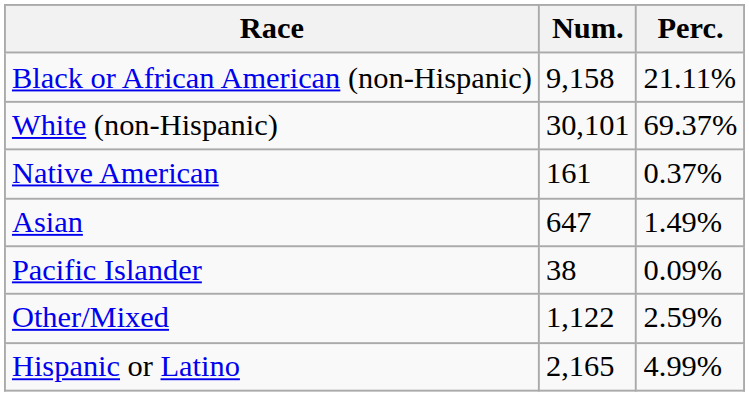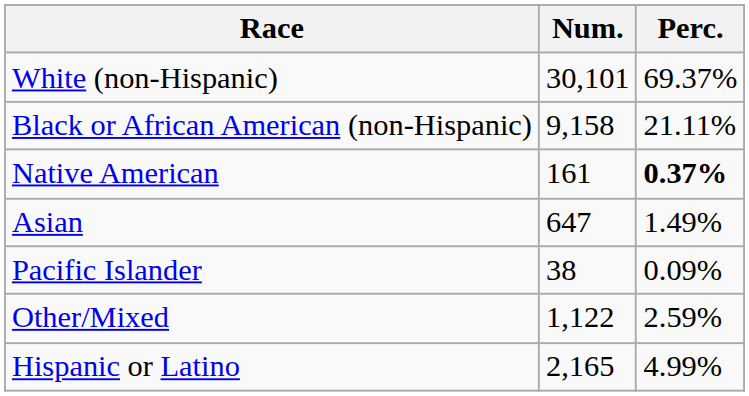rows swapped: (145, 125) <-> (272, 76)
(683, 173) normal -> (685, 173) bold
